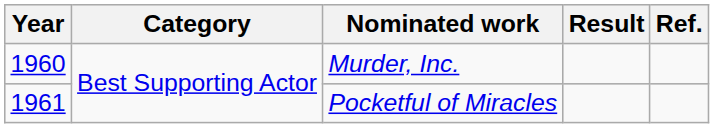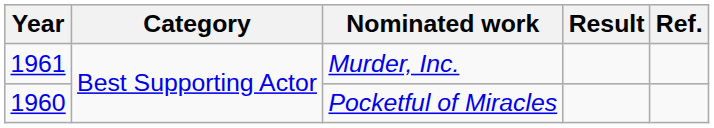(38, 63) 1960 -> (38, 63) 1961
(38, 102) 1961 -> (38, 102) 1960
